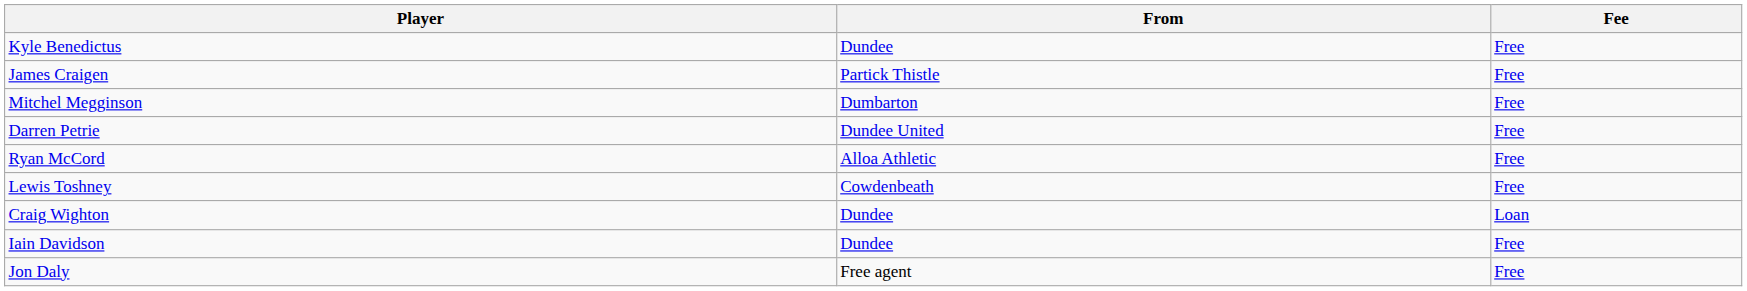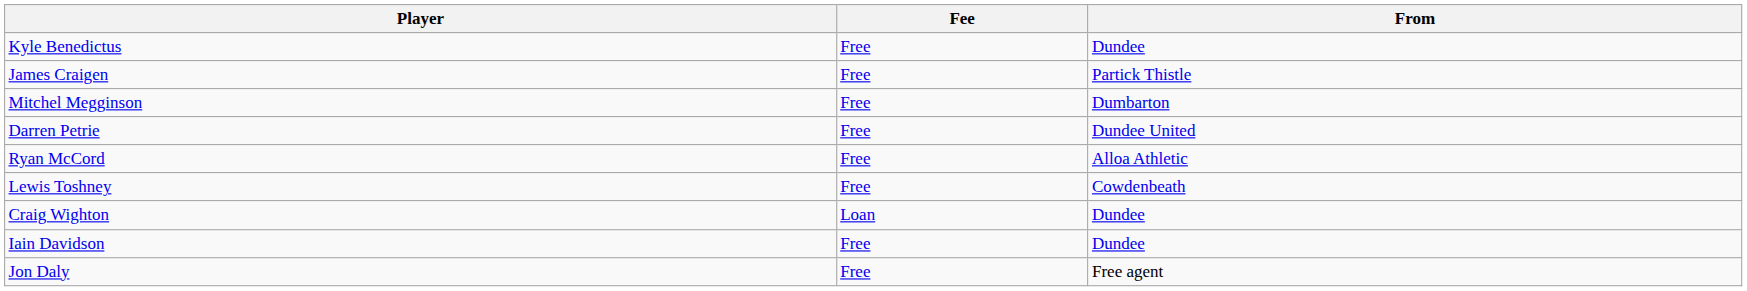columns swapped: (1163, 18) <-> (1616, 18)
